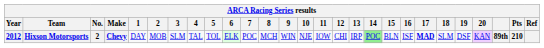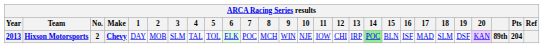(14, 36) 2012 -> (14, 36) 2013
(426, 36) bold -> (425, 36) normal
(517, 36) 210 -> (517, 36) 204
